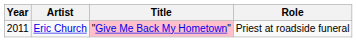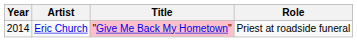(18, 28) 2011 -> (18, 28) 2014
